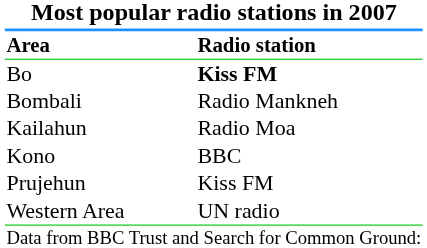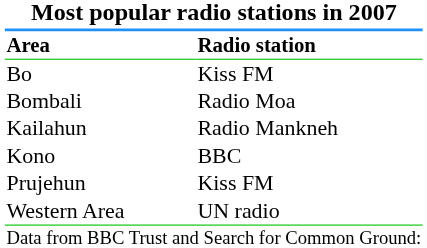(237, 73) bold -> (236, 73) normal
(268, 100) Radio Mankneh -> (246, 100) Radio Moa
(246, 128) Radio Moa -> (268, 128) Radio Mankneh
